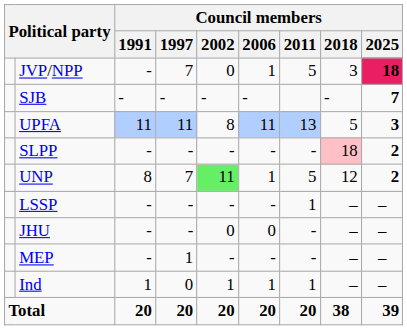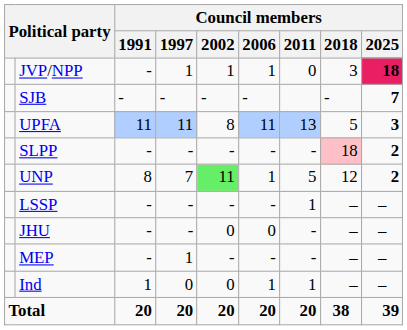(189, 71) 7 -> (189, 71) 1
(230, 71) 0 -> (230, 71) 1
(312, 71) 5 -> (312, 71) 0
(230, 284) 1 -> (230, 284) 0
